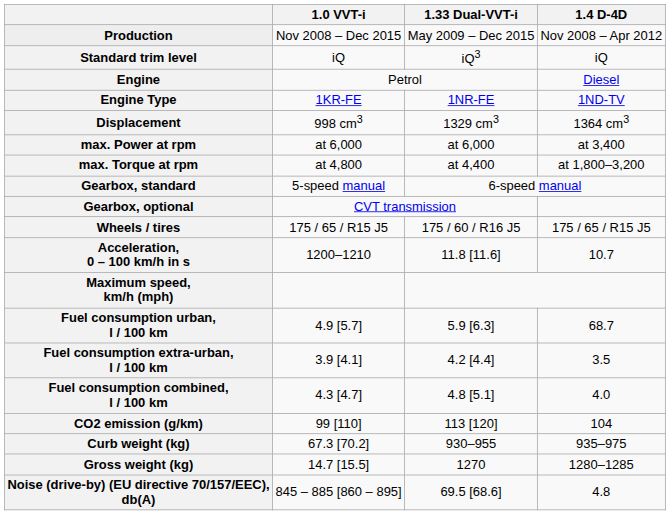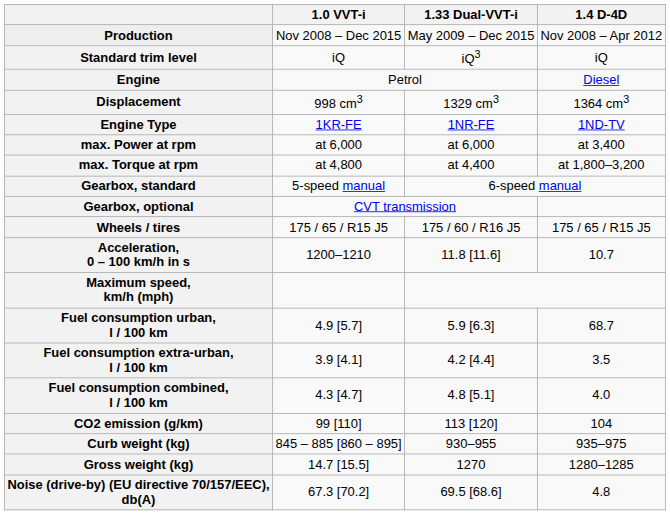rows swapped: (138, 100) <-> (138, 122)
(339, 444) 67.3 [70.2] -> (339, 444) 845 – 885 [860 – 895]
(339, 492) 845 – 885 [860 – 895] -> (339, 492) 67.3 [70.2]
